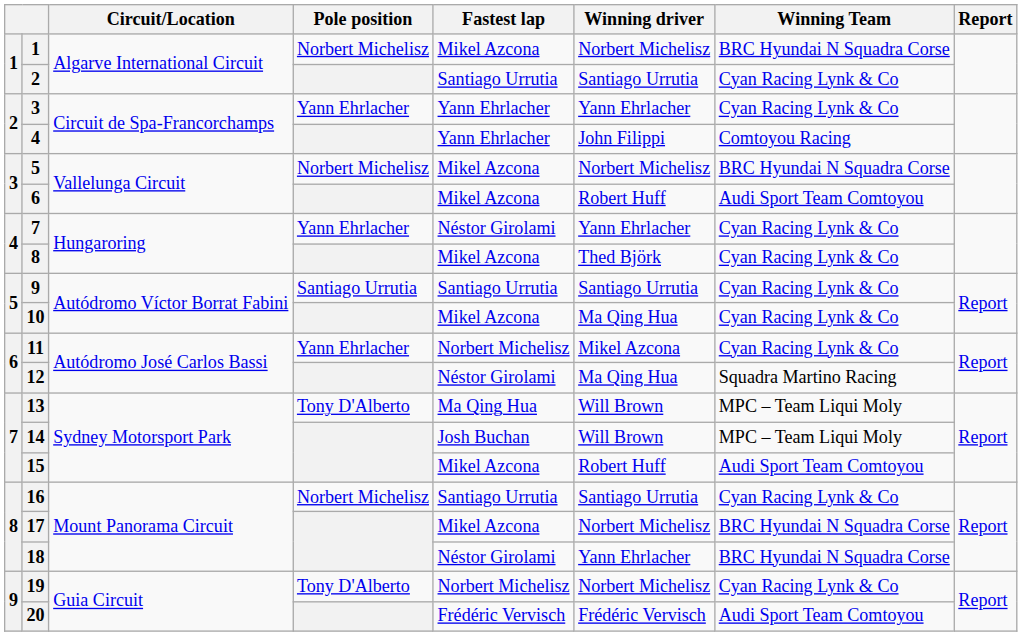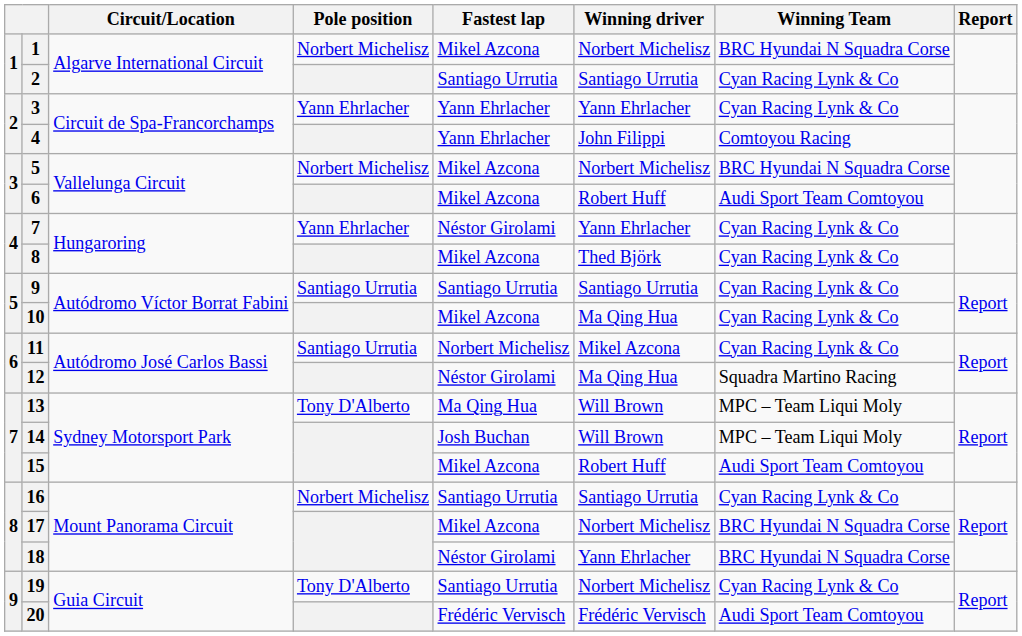(353, 347) Yann Ehrlacher -> (357, 347) Santiago Urrutia
(504, 586) Norbert Michelisz -> (498, 586) Santiago Urrutia
